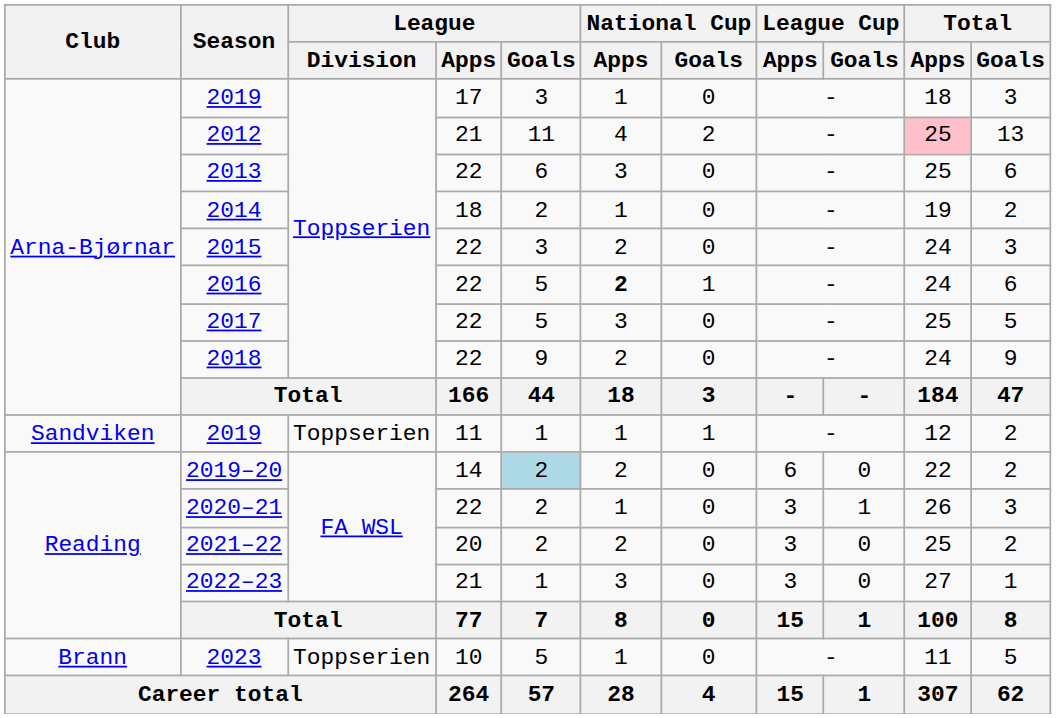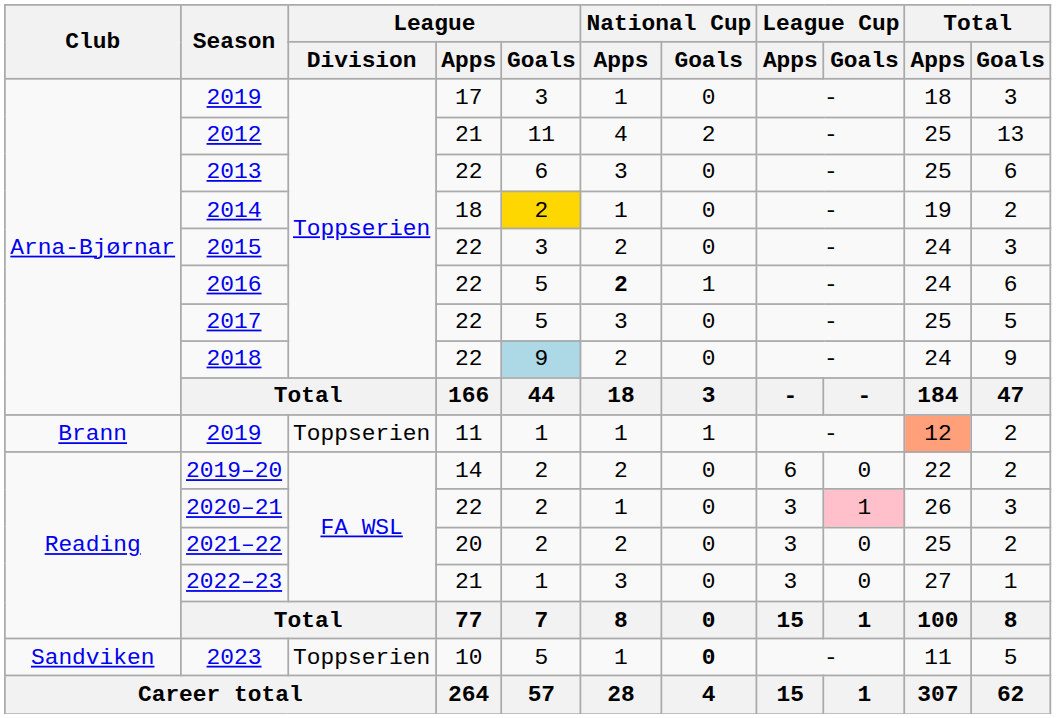(938, 135) pink background -> (938, 135) no background
(541, 210) no background -> (541, 210) gold background
(541, 359) no background -> (541, 359) lightblue background
(93, 434) Sandviken -> (93, 434) Brann
(938, 434) no background -> (938, 434) lightsalmon background
(541, 471) lightblue background -> (541, 471) no background
(864, 508) no background -> (864, 508) pink background
(93, 657) Brann -> (93, 657) Sandviken
(709, 657) normal -> (709, 657) bold
